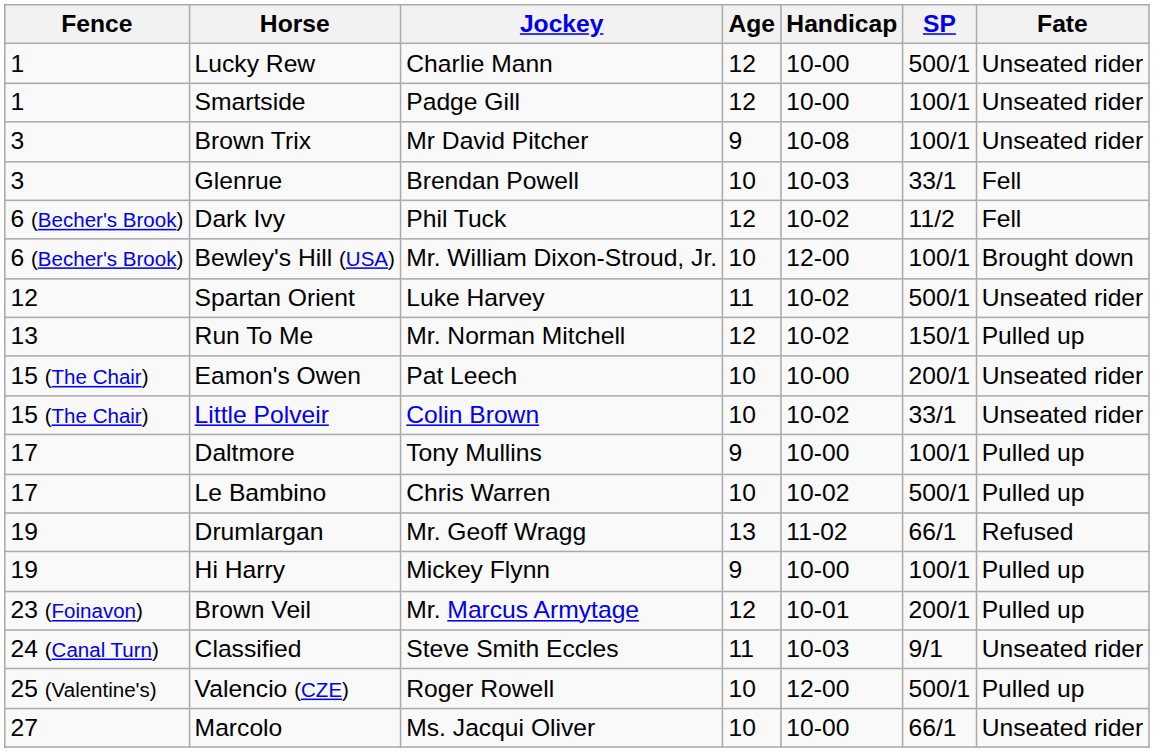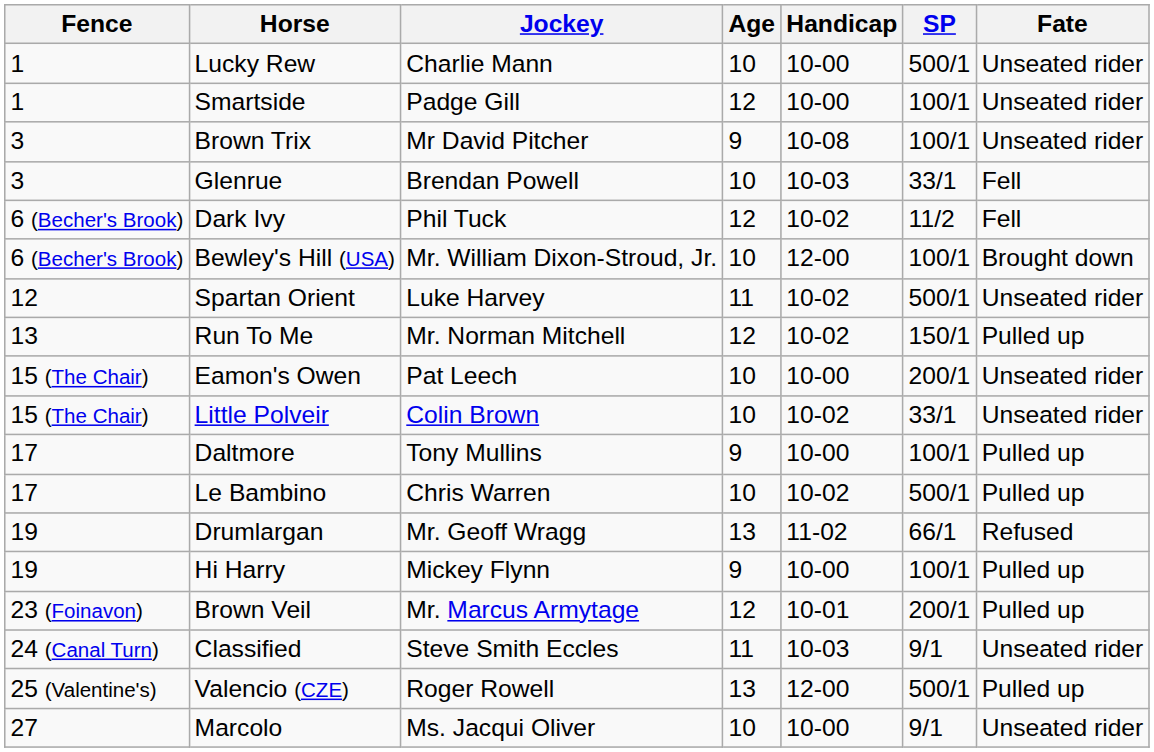(742, 63) 12 -> (742, 63) 10
(742, 688) 10 -> (742, 688) 13
(933, 727) 66/1 -> (926, 727) 9/1
